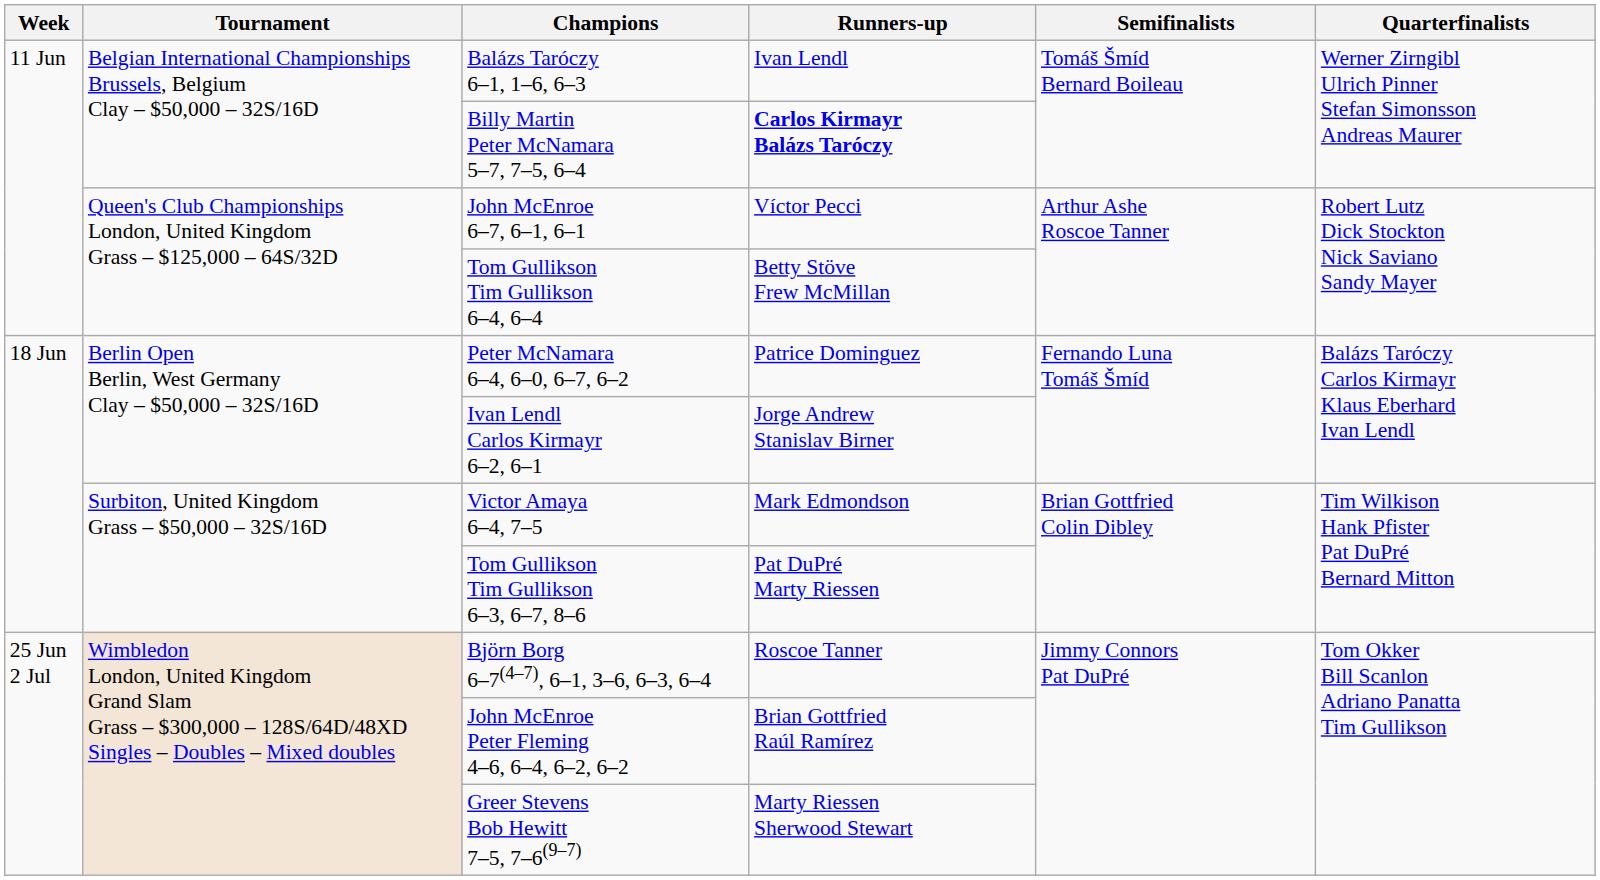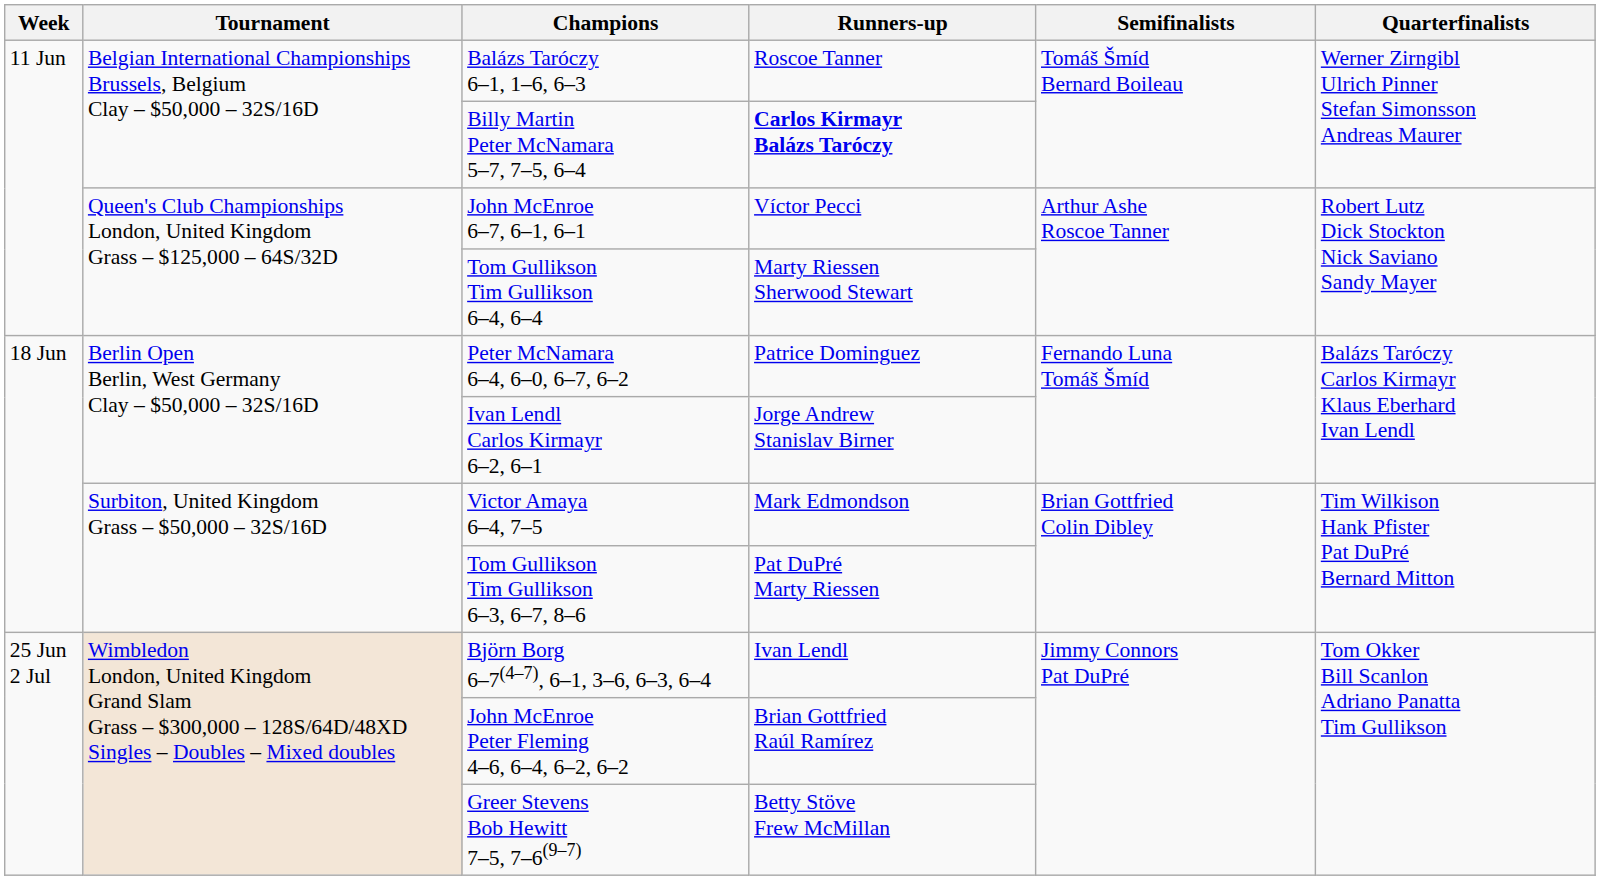(801, 58) Ivan Lendl -> (818, 58) Roscoe Tanner
(822, 279) Betty Stöve Frew McMillan -> (833, 279) Marty Riessen Sherwood Stewart
(818, 649) Roscoe Tanner -> (801, 649) Ivan Lendl
(833, 814) Marty Riessen Sherwood Stewart -> (822, 814) Betty Stöve Frew McMillan
